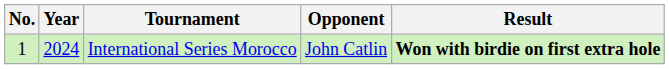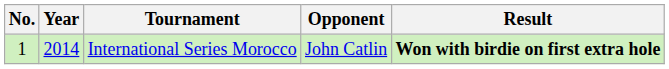(61, 49) 2024 -> (61, 49) 2014
